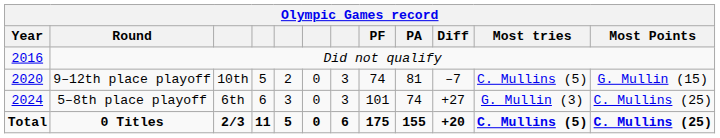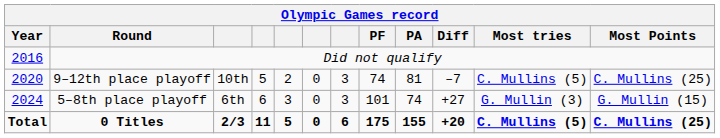(653, 79) G. Mullin (15) -> (653, 79) C. Mullins (25)
(653, 101) C. Mullins (25) -> (653, 101) G. Mullin (15)
